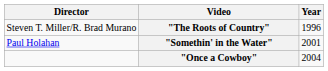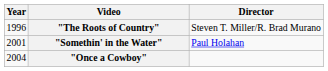columns swapped: (311, 12) <-> (71, 12)
